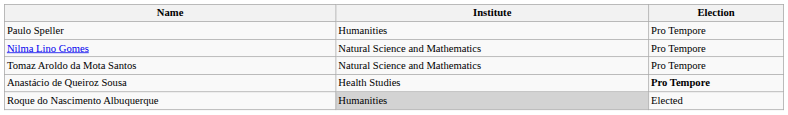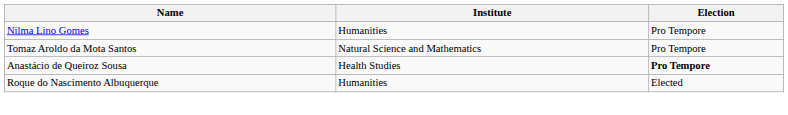- row: (35, 30)
(410, 47) Natural Science and Mathematics -> (363, 30) Humanities
(363, 100) lightgrey background -> (363, 82) no background
